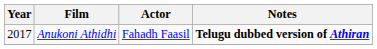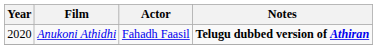(19, 34) 2017 -> (19, 34) 2020
